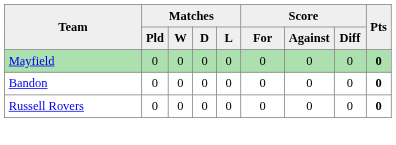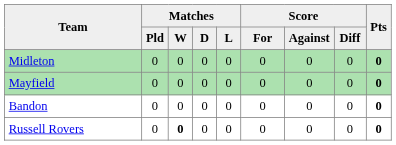+ row: (32, 61)
(180, 106) normal -> (180, 128) bold
